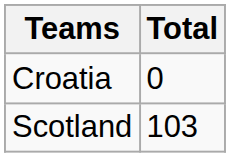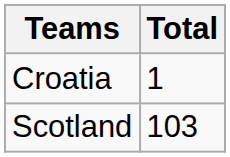(155, 77) 0 -> (155, 77) 1
